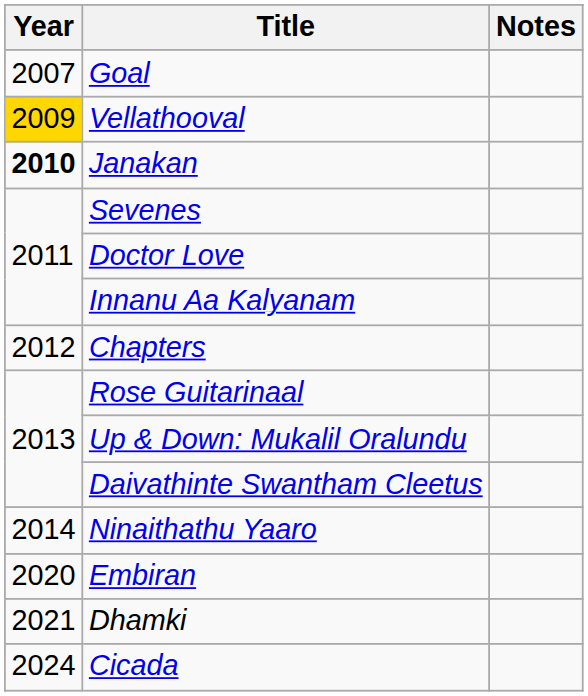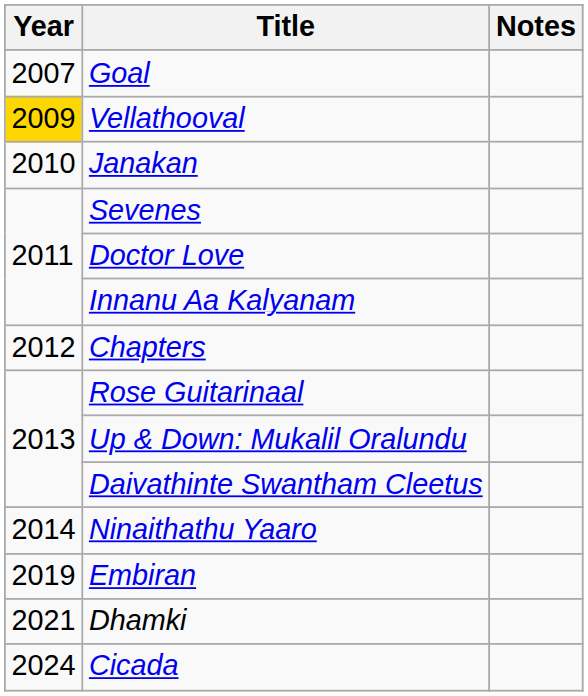(44, 164) bold -> (44, 164) normal
(44, 575) 2020 -> (44, 575) 2019
